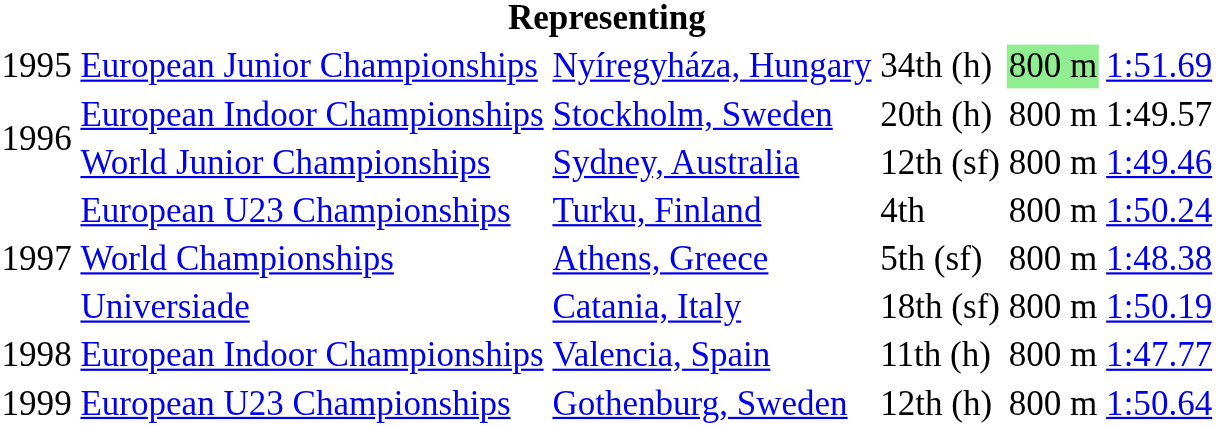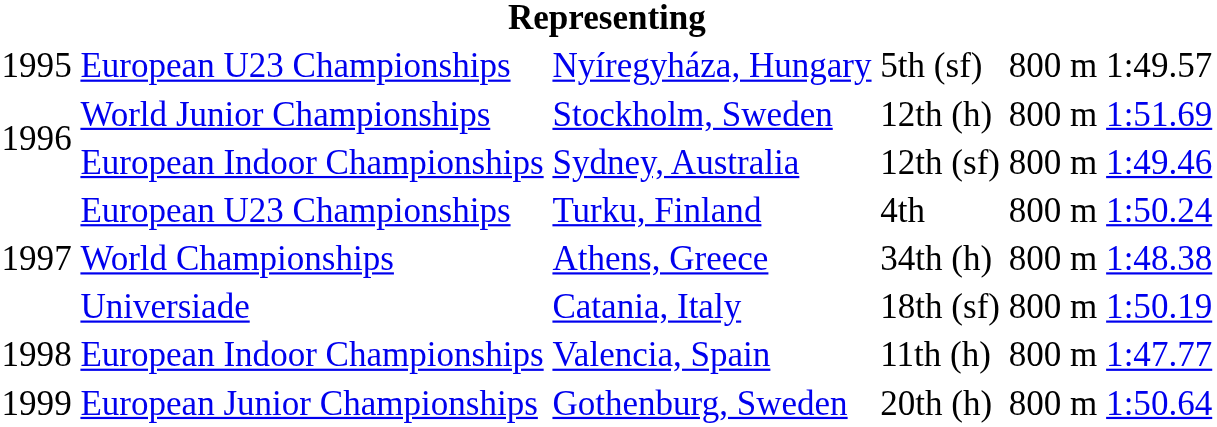(309, 65) European Junior Championships -> (295, 65) European U23 Championships
(936, 65) 34th (h) -> (931, 65) 5th (sf)
(1053, 65) lightgreen background -> (1053, 65) no background
(1159, 65) 1:51.69 -> (1159, 65) 1:49.57
(312, 114) European Indoor Championships -> (285, 114) World Junior Championships
(936, 114) 20th (h) -> (936, 114) 12th (h)
(1159, 114) 1:49.57 -> (1159, 114) 1:51.69
(285, 162) World Junior Championships -> (312, 162) European Indoor Championships
(931, 258) 5th (sf) -> (936, 258) 34th (h)
(295, 403) European U23 Championships -> (309, 403) European Junior Championships
(936, 403) 12th (h) -> (936, 403) 20th (h)
